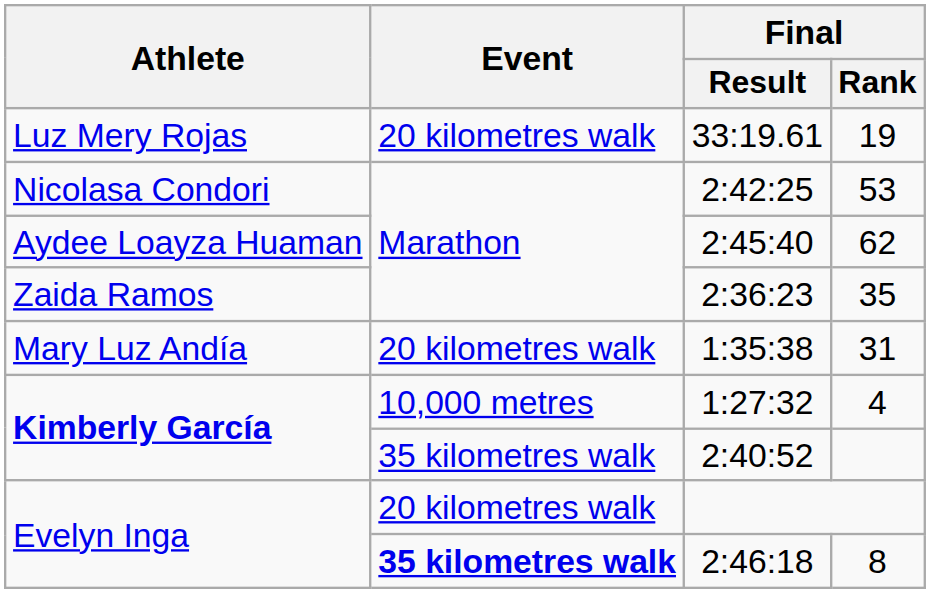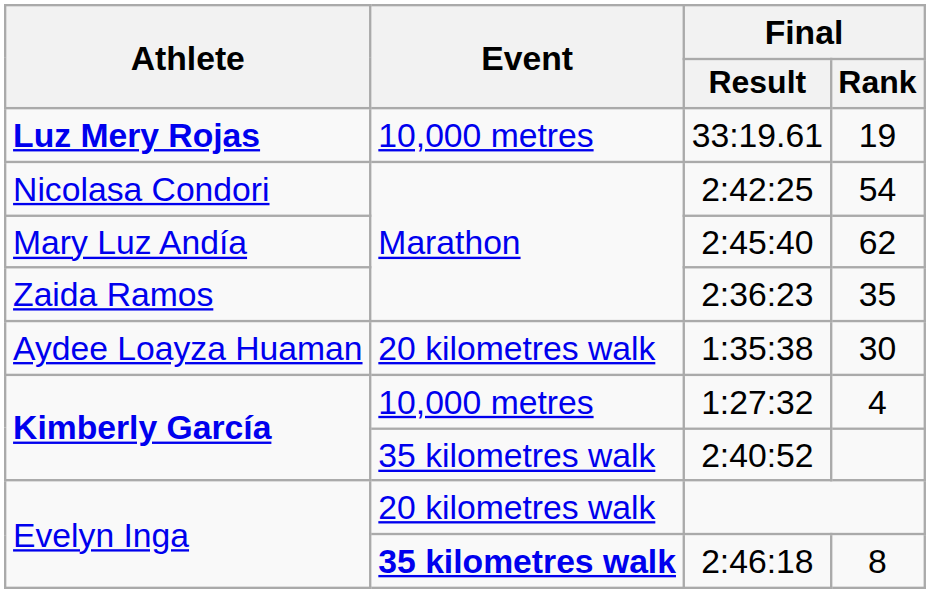(130, 136) normal -> (137, 136) bold
(517, 136) 20 kilometres walk -> (486, 136) 10,000 metres
(877, 189) 53 -> (877, 189) 54
(188, 242) Aydee Loayza Huaman -> (130, 242) Mary Luz Andía
(130, 349) Mary Luz Andía -> (188, 349) Aydee Loayza Huaman
(877, 349) 31 -> (877, 349) 30
